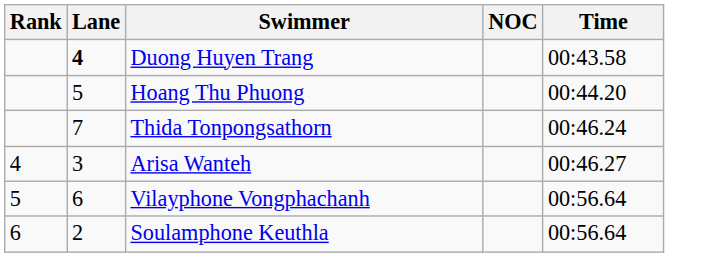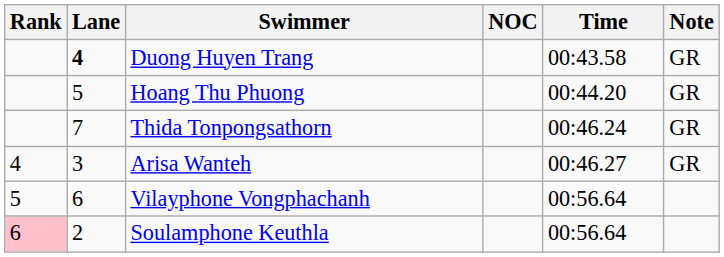+ column: (692, 22)
(15, 233) no background -> (15, 233) pink background
